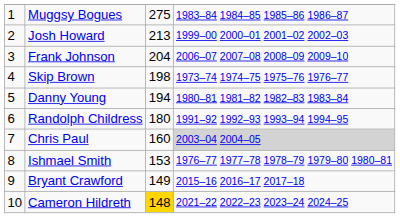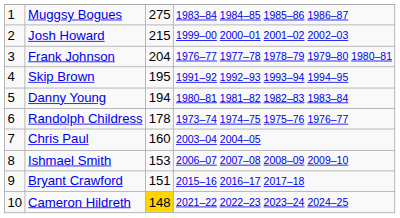(160, 35) 213 -> (160, 35) 215
(262, 56) 2006–07 2007–08 2008–09 2009–10 -> (284, 56) 1976–77 1977–78 1978–79 1979–80 1980–81
(160, 77) 198 -> (160, 77) 195
(262, 77) 1973–74 1974–75 1975–76 1976–77 -> (262, 77) 1991–92 1992–93 1993–94 1994–95
(160, 118) 180 -> (160, 118) 178
(262, 119) 1991–92 1992–93 1993–94 1994–95 -> (262, 119) 1973–74 1974–75 1975–76 1976–77
(218, 140) lightgrey background -> (218, 140) no background
(284, 160) 1976–77 1977–78 1978–79 1979–80 1980–81 -> (262, 160) 2006–07 2007–08 2008–09 2009–10
(160, 181) 149 -> (160, 181) 151
